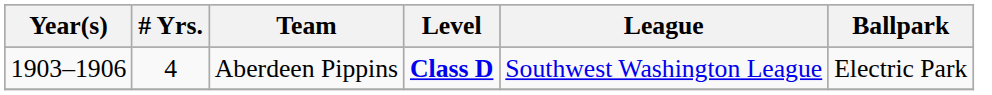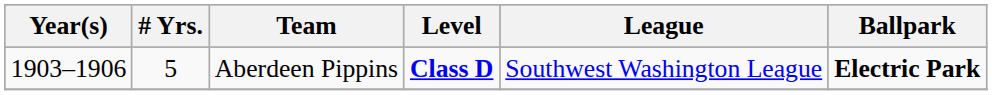(171, 68) 4 -> (171, 68) 5
(901, 68) normal -> (907, 68) bold
